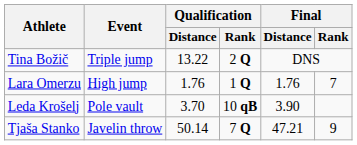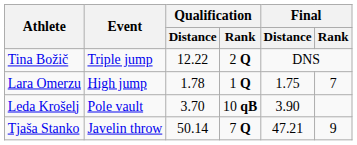(193, 60) 13.22 -> (193, 60) 12.22
(193, 83) 1.76 -> (193, 83) 1.78
(288, 83) 1.76 -> (288, 83) 1.75
